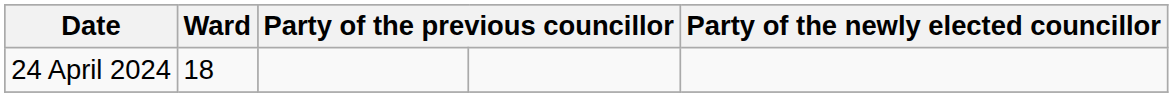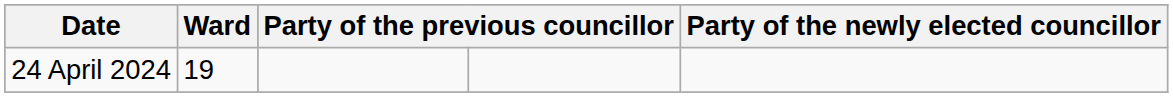(199, 69) 18 -> (199, 69) 19
